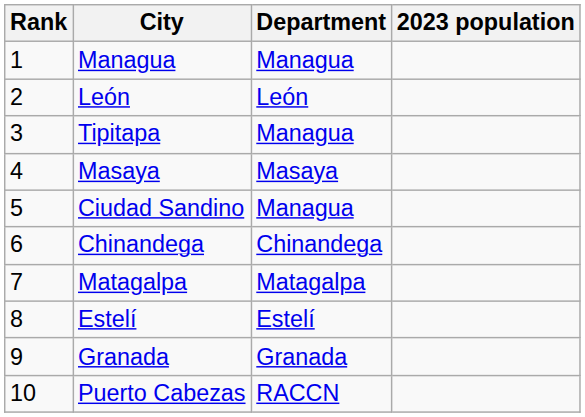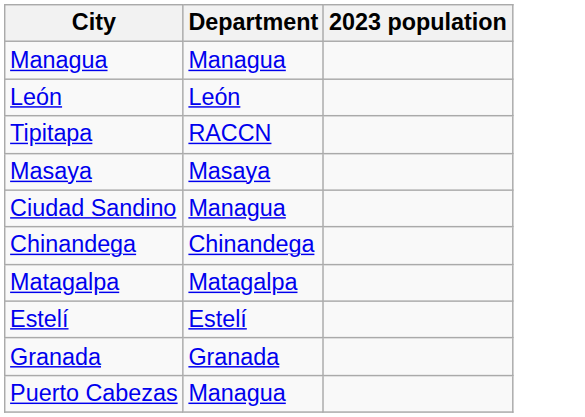- column: (39, 23)
(305, 134) Managua -> (230, 134) RACCN
(298, 393) RACCN -> (237, 393) Managua
